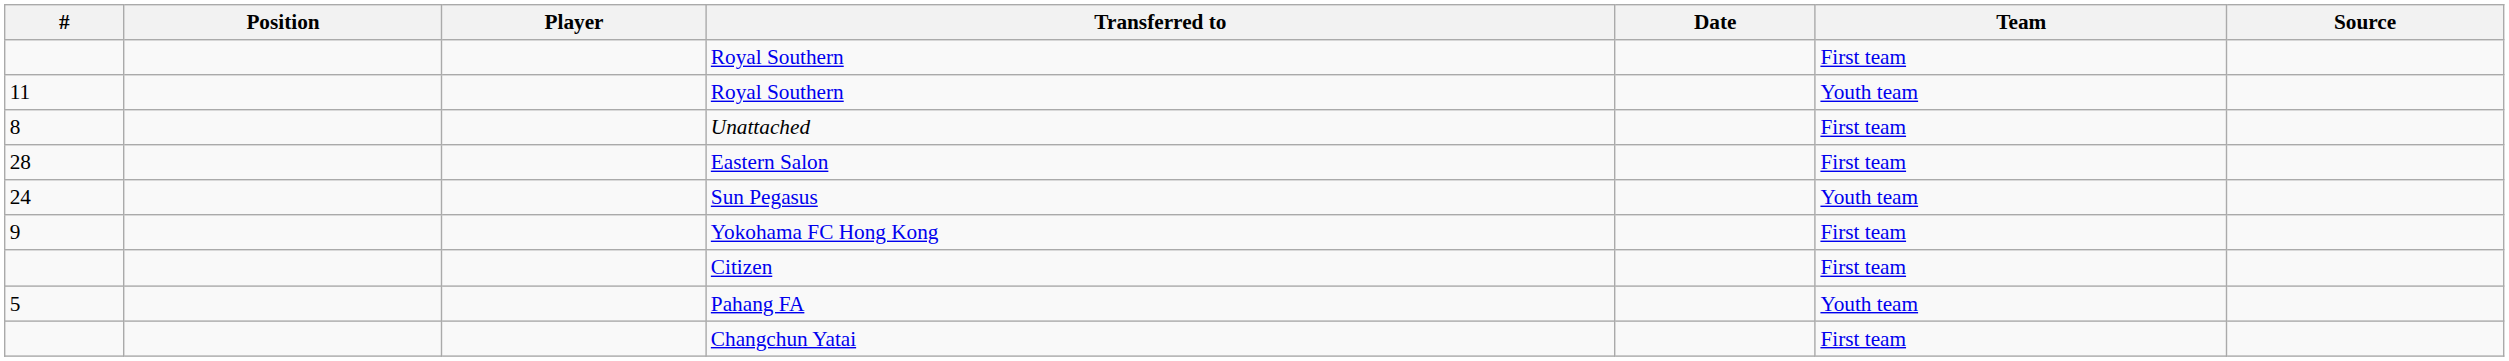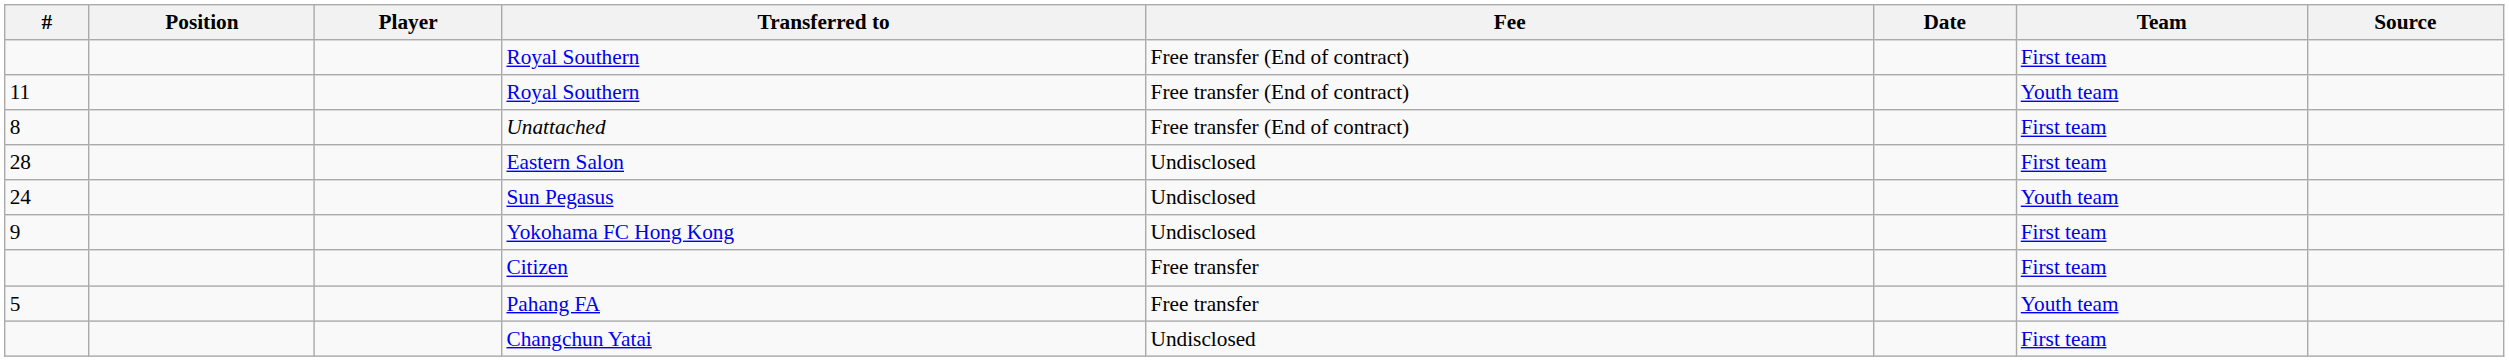+ column: (1510, 22)
